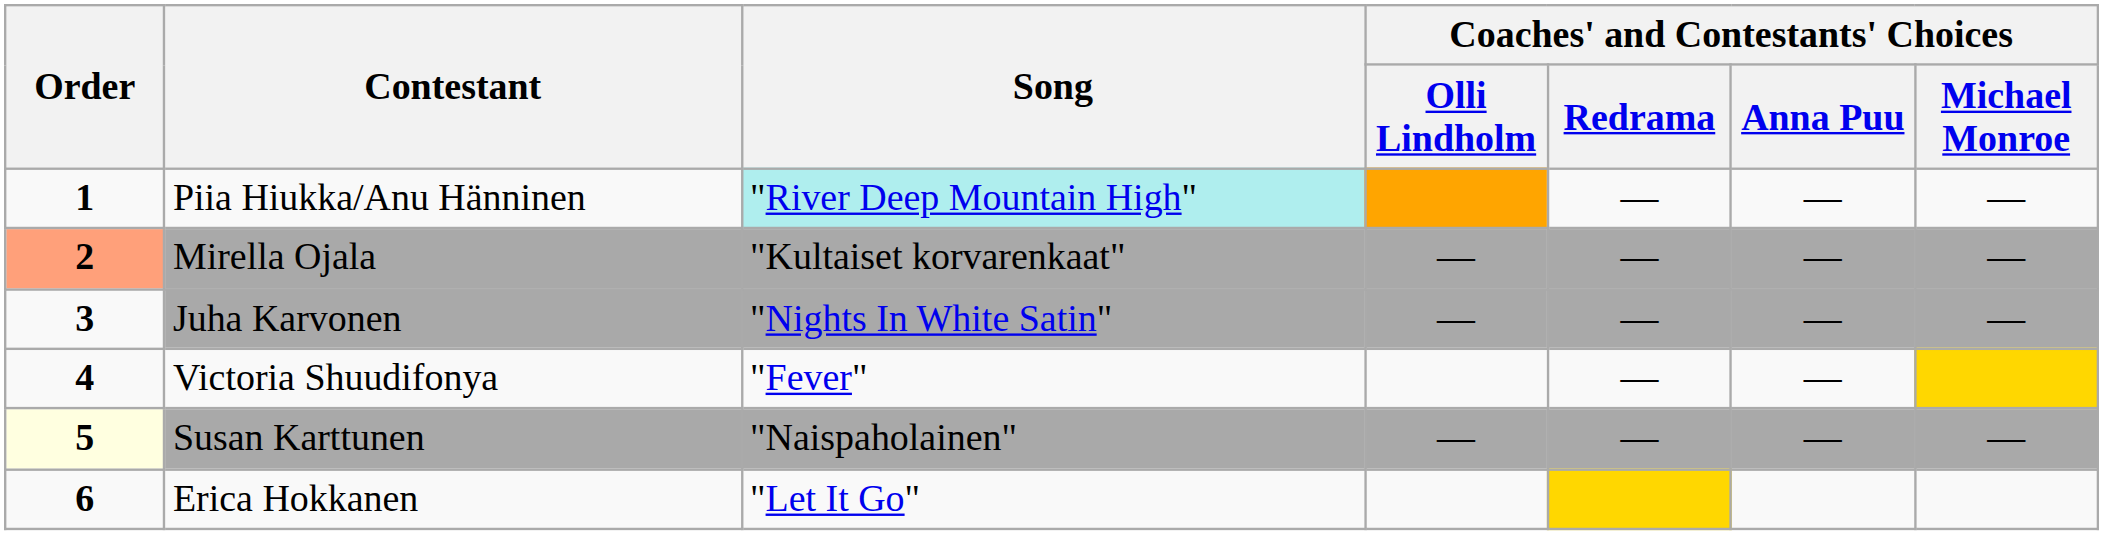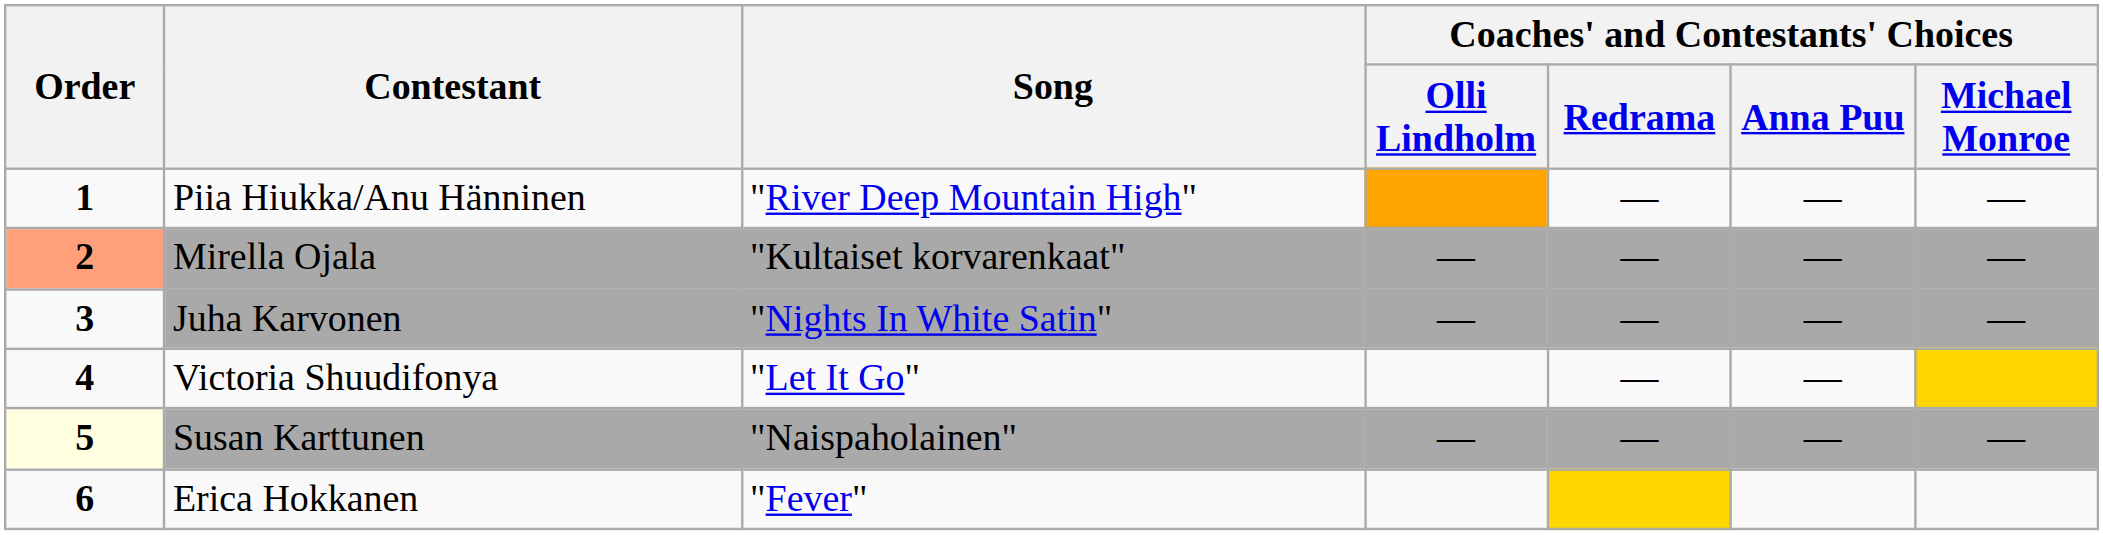(974, 197) paleturquoise background -> (974, 197) no background
(809, 377) "Fever" -> (835, 377) "Let It Go"
(835, 498) "Let It Go" -> (809, 498) "Fever"
